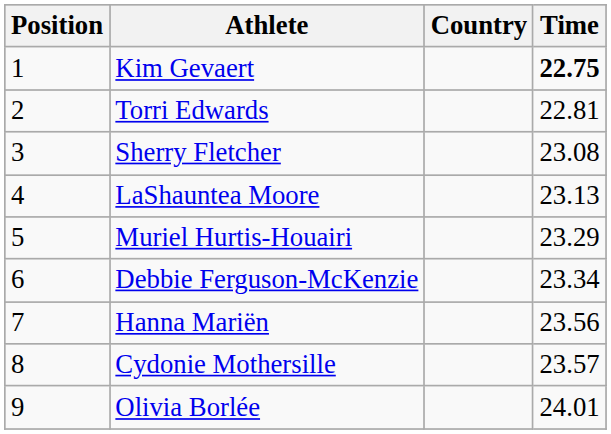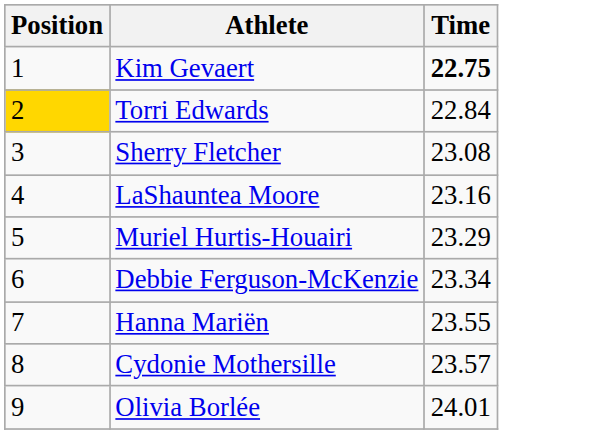- column: (479, 25)
(18, 110) no background -> (18, 110) gold background
(570, 110) 22.81 -> (461, 110) 22.84
(570, 195) 23.13 -> (461, 195) 23.16
(570, 322) 23.56 -> (461, 322) 23.55
